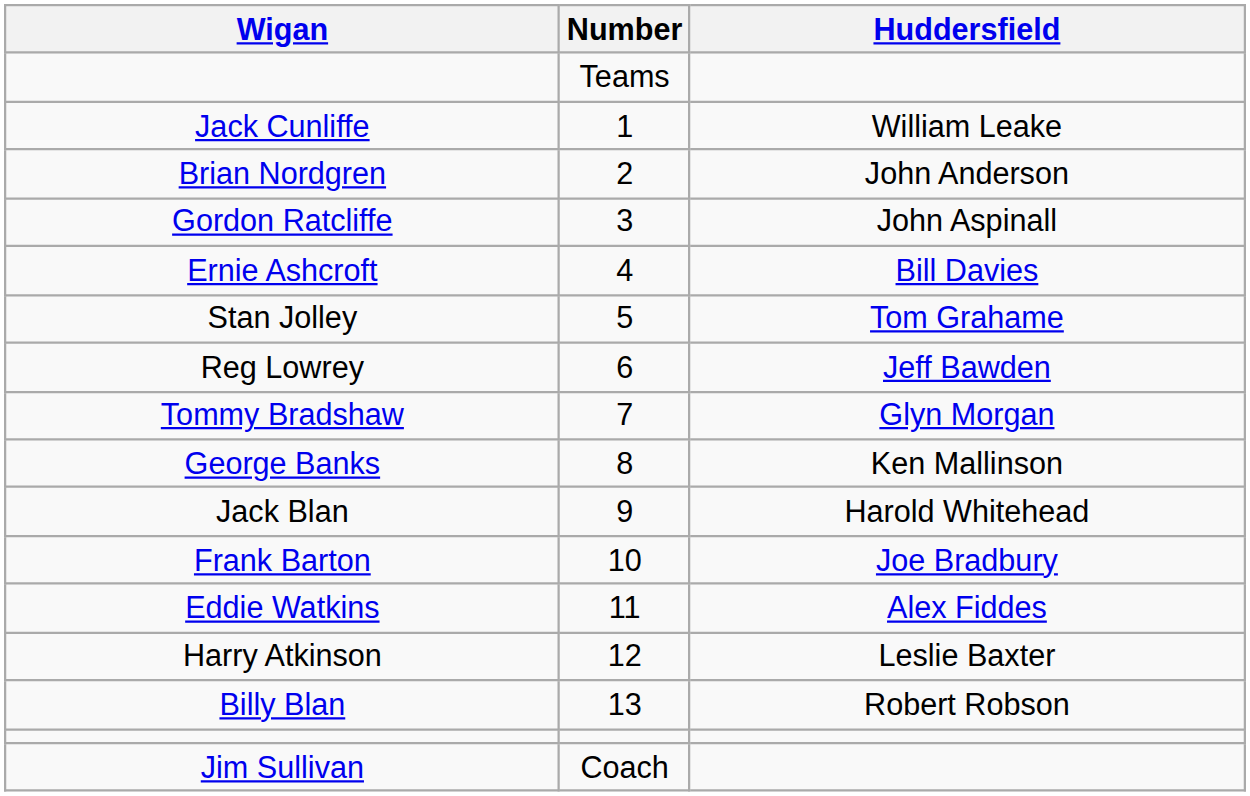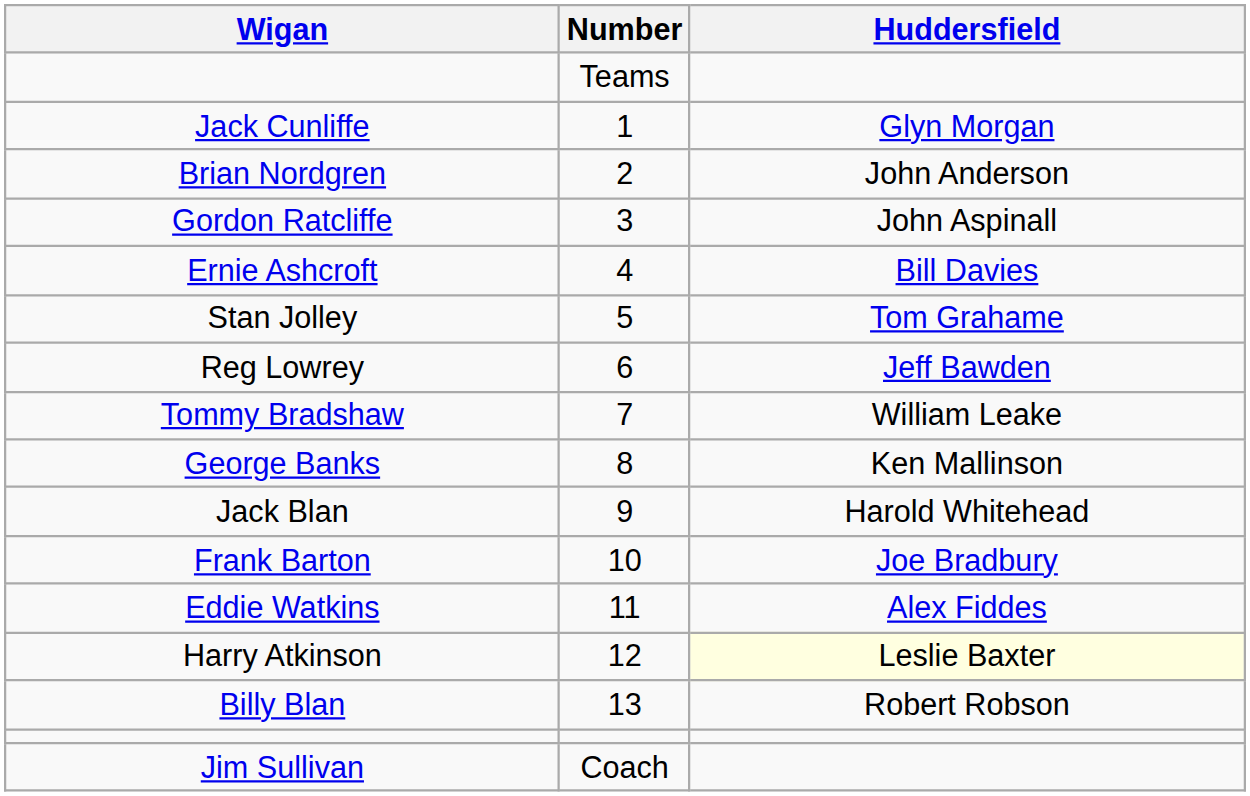(967, 125) William Leake -> (967, 125) Glyn Morgan
(967, 415) Glyn Morgan -> (967, 415) William Leake
(967, 656) no background -> (967, 656) lightyellow background
